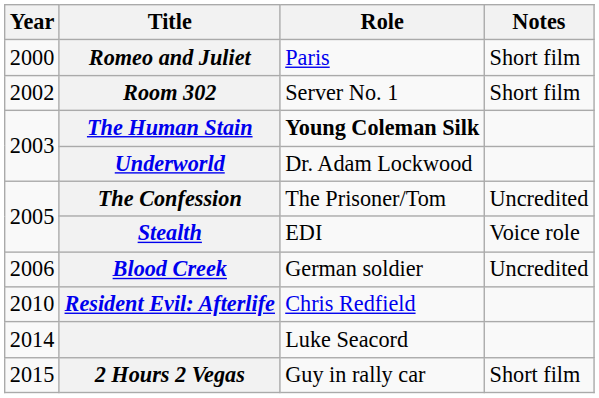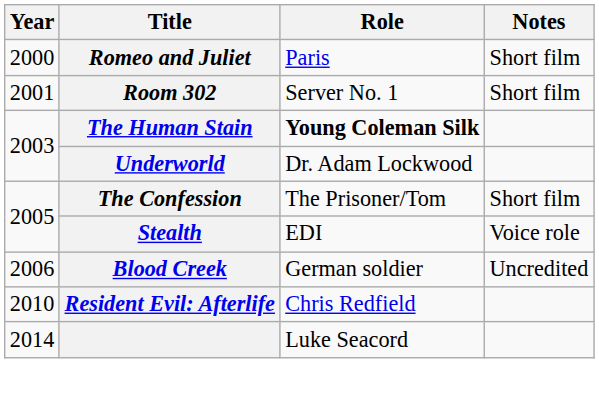(32, 92) 2002 -> (32, 92) 2001
(539, 198) Uncredited -> (535, 198) Short film
- row: (170, 374)
